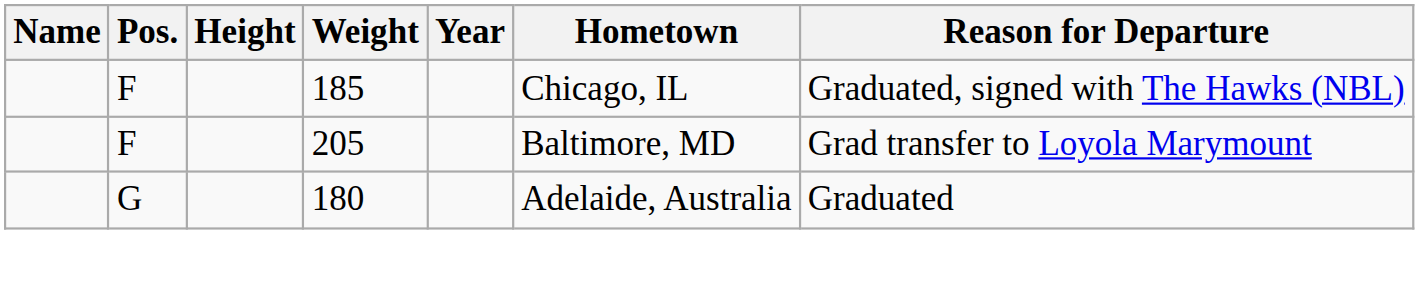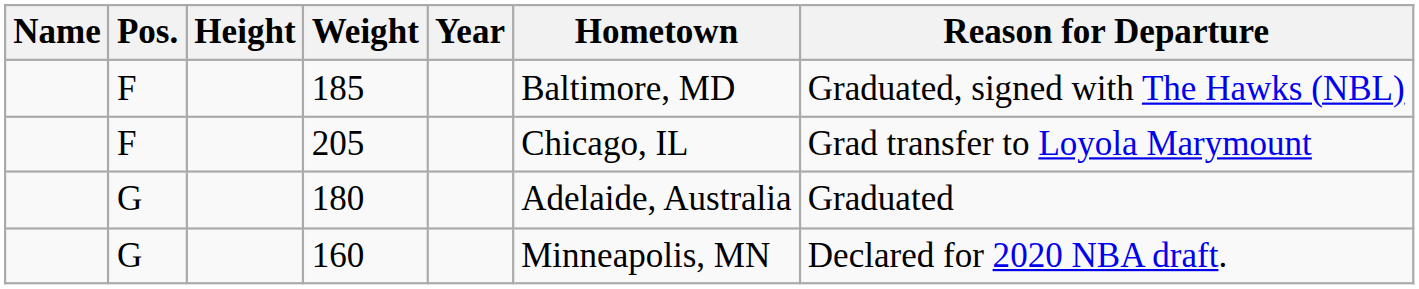(605, 87) Chicago, IL -> (628, 87) Baltimore, MD
(628, 143) Baltimore, MD -> (605, 143) Chicago, IL
+ row: (338, 254)
